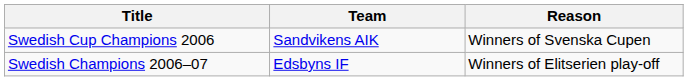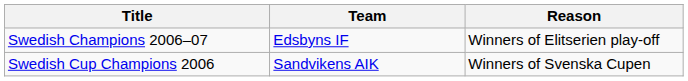rows swapped: (108, 64) <-> (111, 40)
